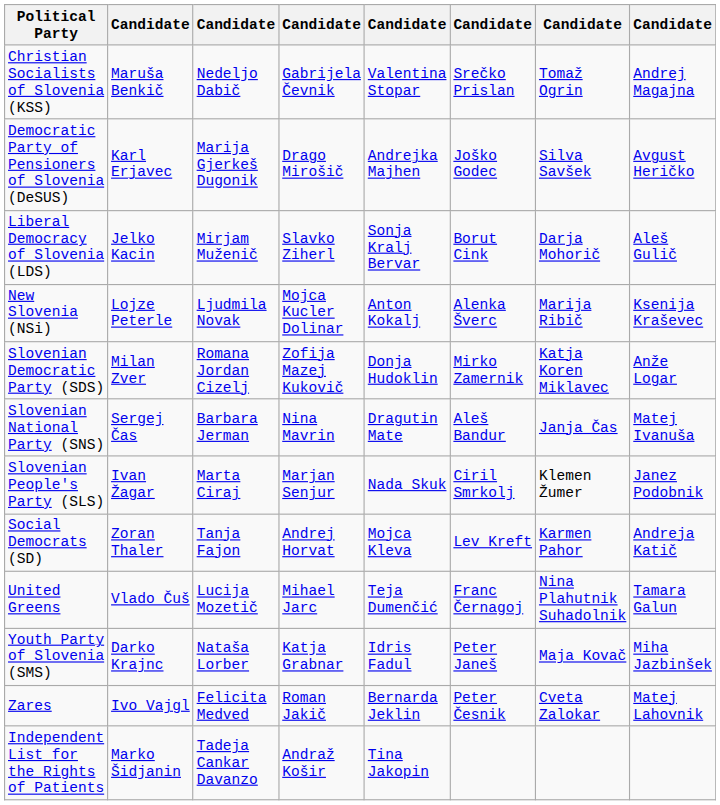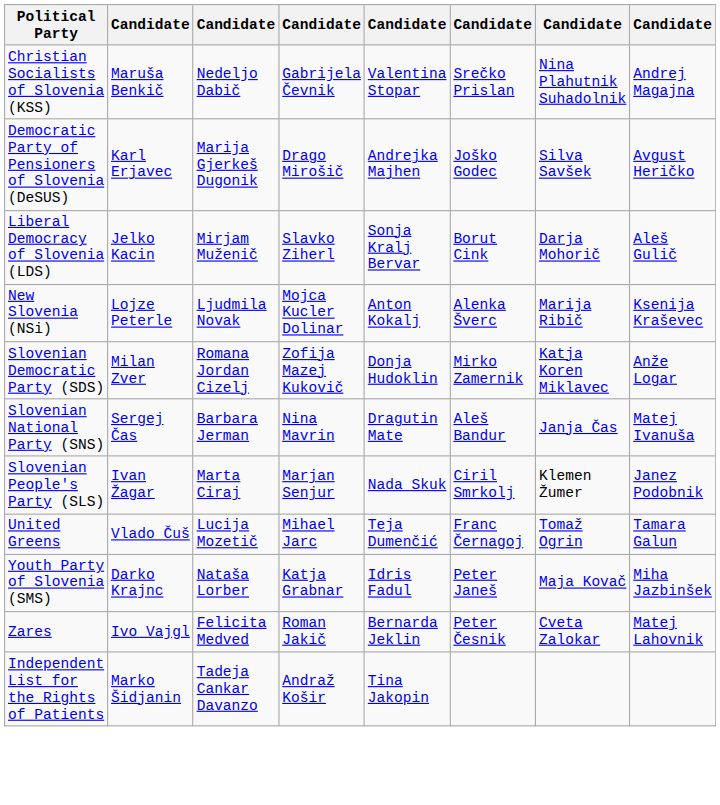(561, 82) Tomaž Ogrin -> (583, 82) Nina Plahutnik Suhadolnik
- row: (47, 542)
(583, 600) Nina Plahutnik Suhadolnik -> (561, 534) Tomaž Ogrin
